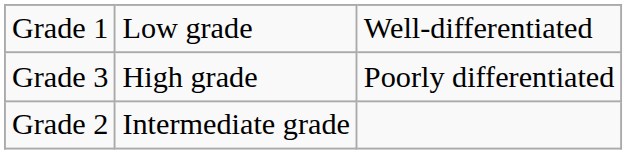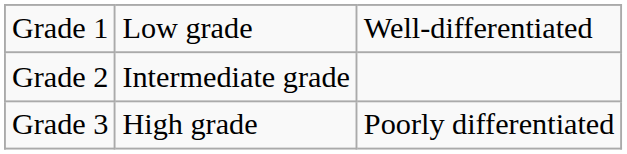rows swapped: (60, 124) <-> (60, 76)
